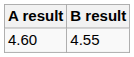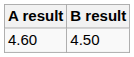(85, 40) 4.55 -> (85, 40) 4.50
